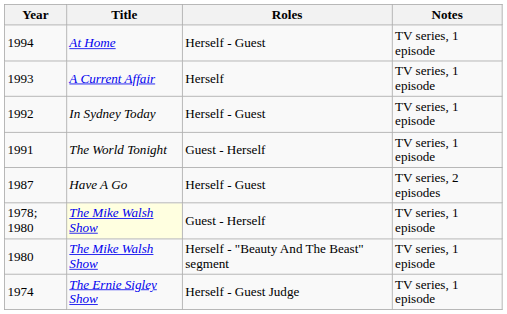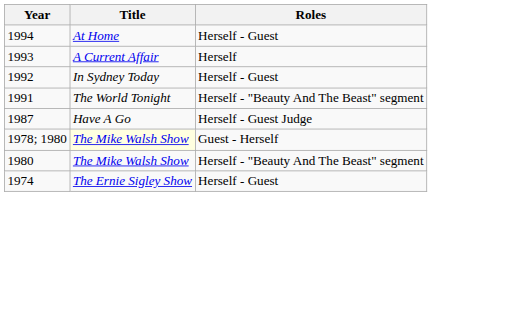- column: (447, 14)
(225, 149) Guest - Herself -> (311, 98) Herself - "Beauty And The Beast" segment
(225, 185) Herself - Guest -> (255, 118) Herself - Guest Judge
(242, 292) Herself - Guest Judge -> (238, 181) Herself - Guest
